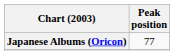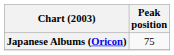(149, 41) 77 -> (149, 41) 75
